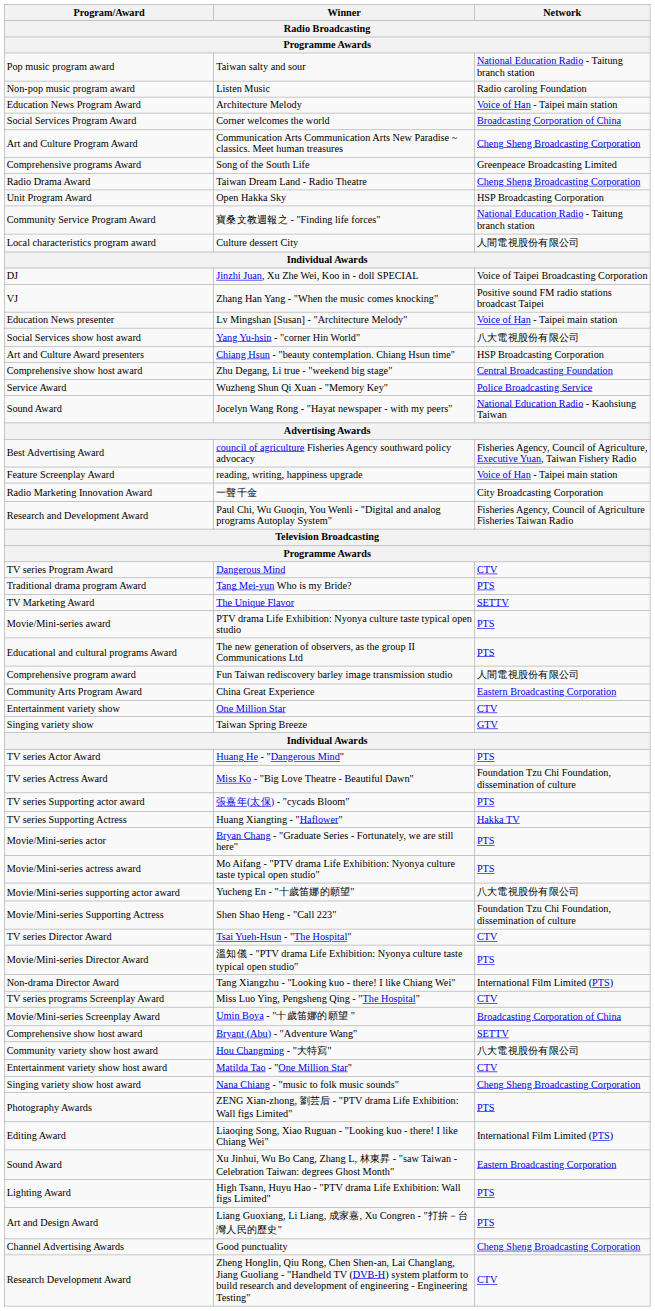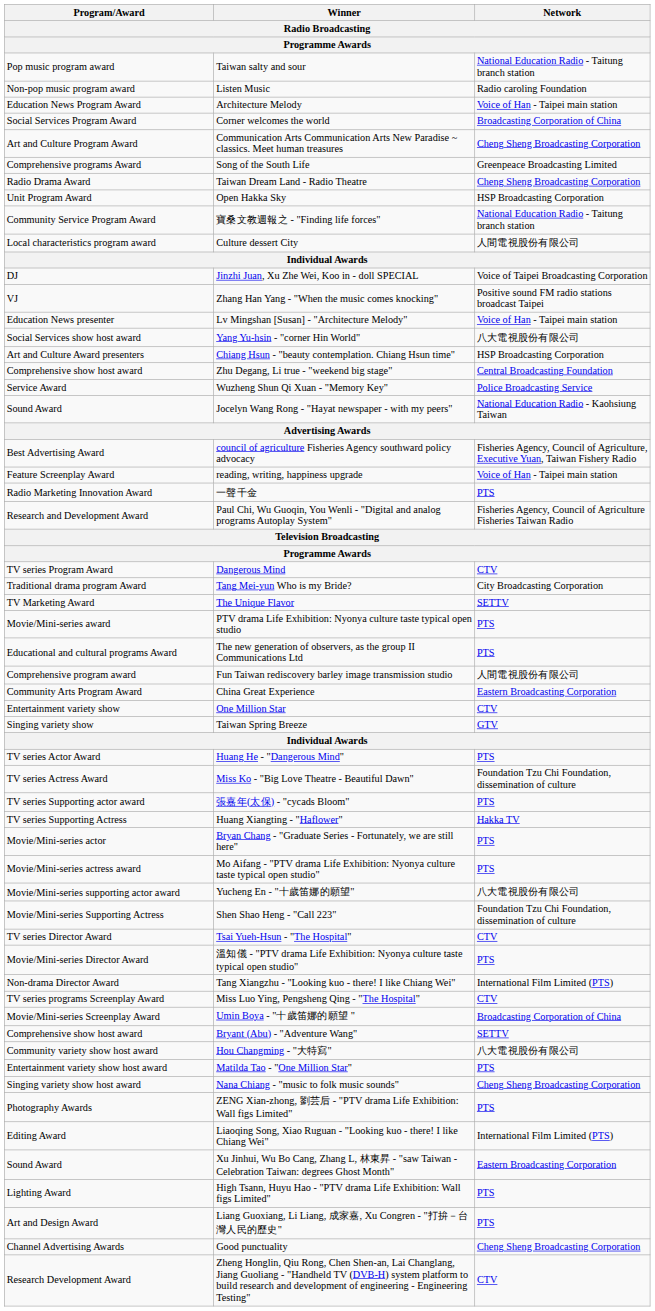(540, 492) City Broadcasting Corporation -> (486, 492) PTS
(486, 586) PTS -> (540, 586) City Broadcasting Corporation
(487, 1068) CTV -> (486, 1068) PTS
